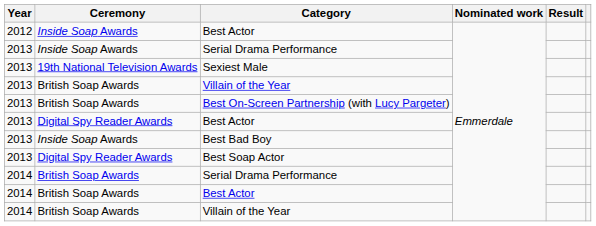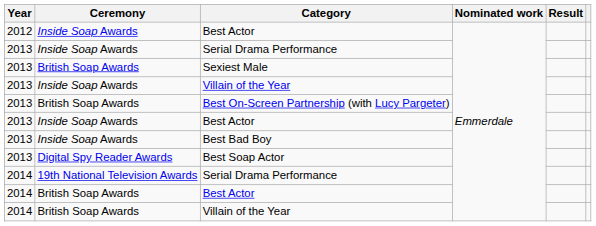(117, 67) 19th National Television Awards -> (88, 67) British Soap Awards
(88, 85) British Soap Awards -> (88, 85) Inside Soap Awards
(105, 121) Digital Spy Reader Awards -> (88, 121) Inside Soap Awards
(88, 175) British Soap Awards -> (117, 175) 19th National Television Awards
